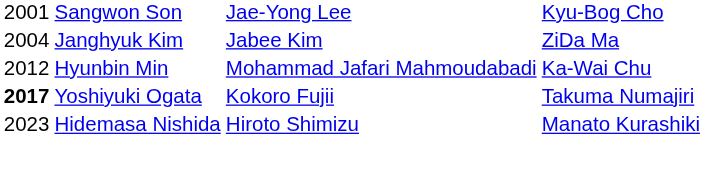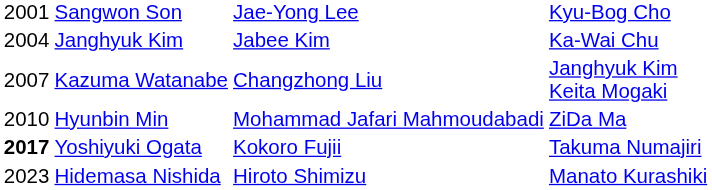(580, 40) ZiDa Ma -> (604, 40) Ka-Wai Chu
+ row: (141, 80)
(27, 68) 2012 -> (27, 119) 2010
(597, 68) Ka-Wai Chu -> (588, 119) ZiDa Ma
